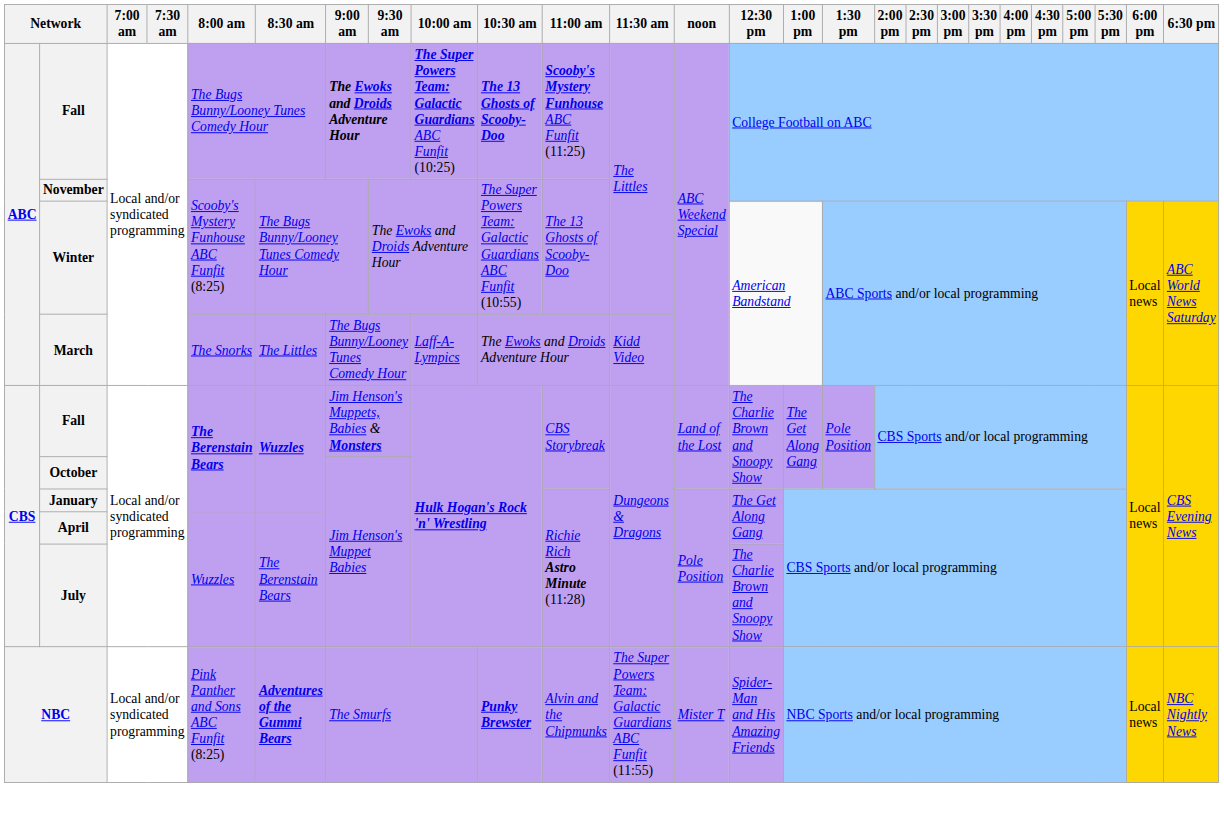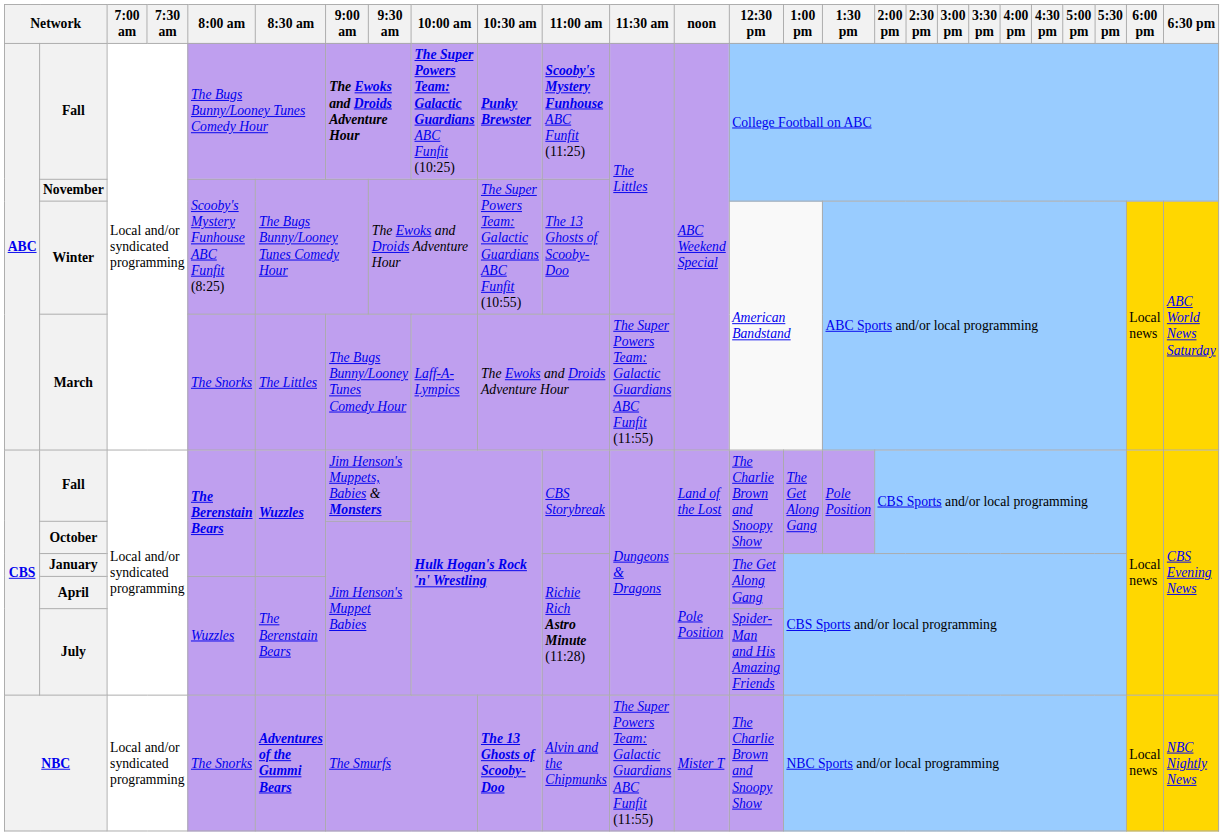(508, 111) The 13 Ghosts of Scooby-Doo -> (506, 111) Punky Brewster
(629, 350) Kidd Video -> (642, 382) The Super Powers Team: Galactic Guardians ABC Funfit (11:55)
(753, 595) The Charlie Brown and Snoopy Show -> (756, 652) Spider-Man and His Amazing Friends
(216, 715) Pink Panther and Sons ABC Funfit (8:25) -> (222, 763) The Snorks
(506, 715) Punky Brewster -> (508, 763) The 13 Ghosts of Scooby-Doo
(756, 715) Spider-Man and His Amazing Friends -> (753, 763) The Charlie Brown and Snoopy Show
